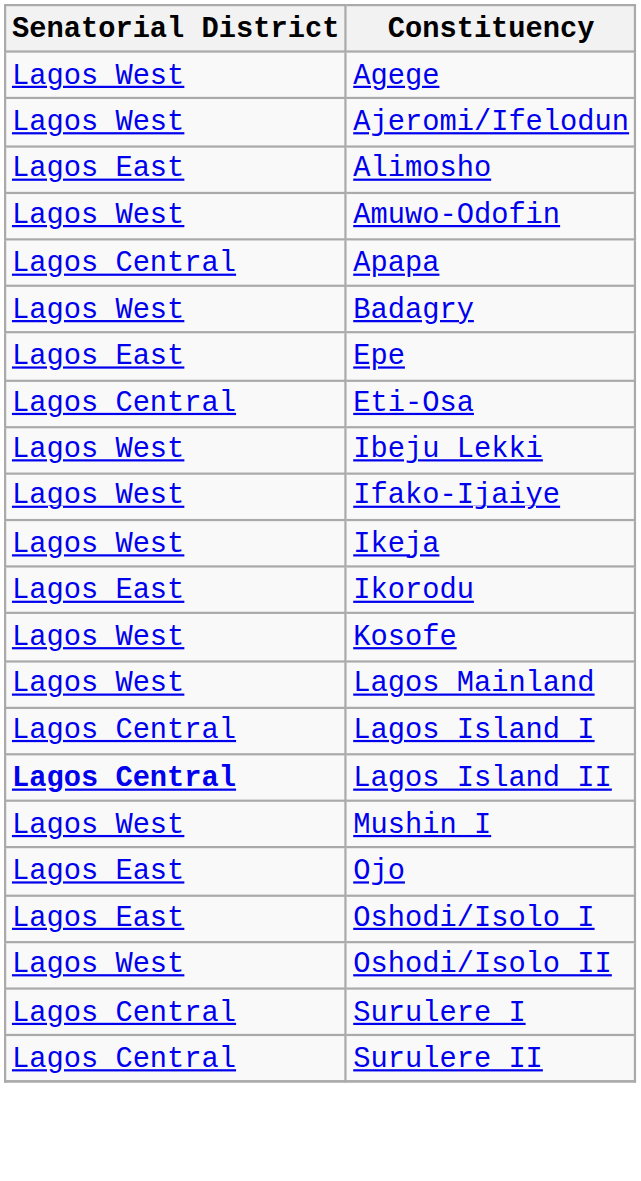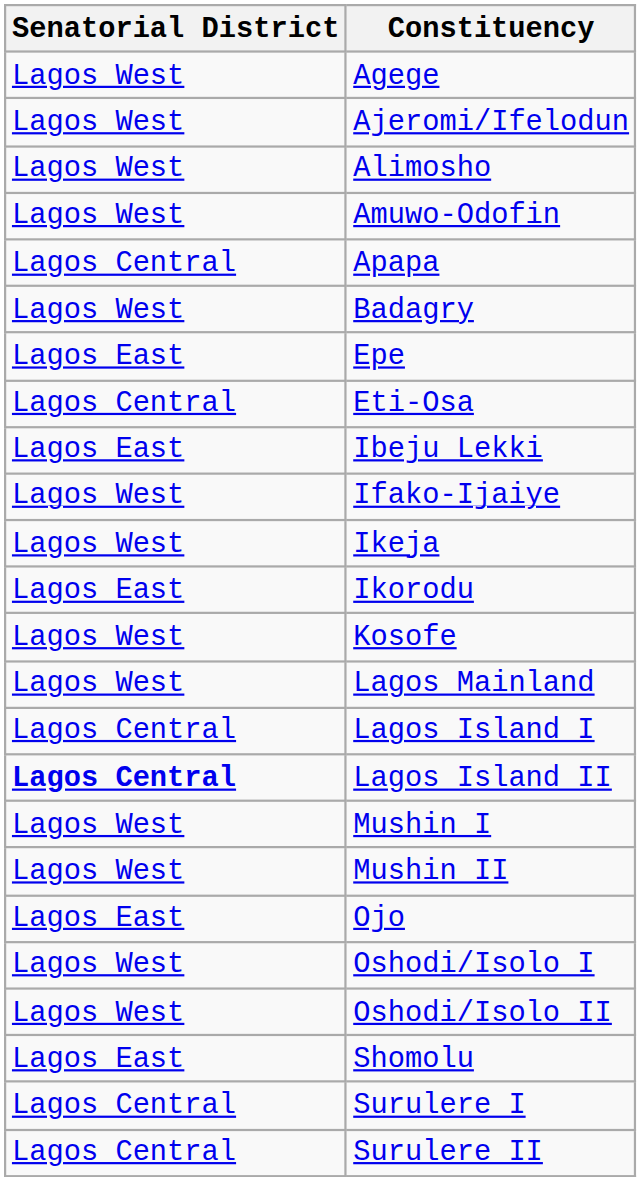(98, 169) Lagos East -> (98, 169) Lagos West
(98, 450) Lagos West -> (98, 450) Lagos East
+ row: (431, 871)
(98, 918) Lagos East -> (98, 965) Lagos West
+ row: (414, 1059)
